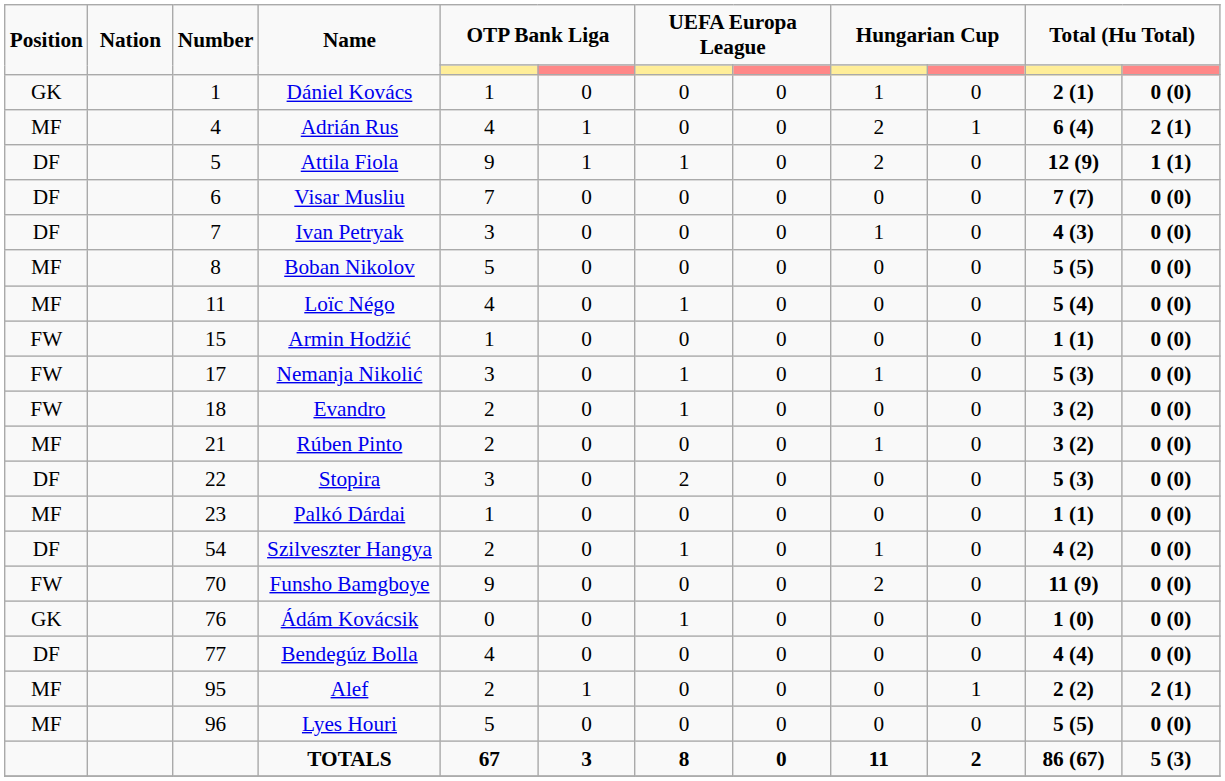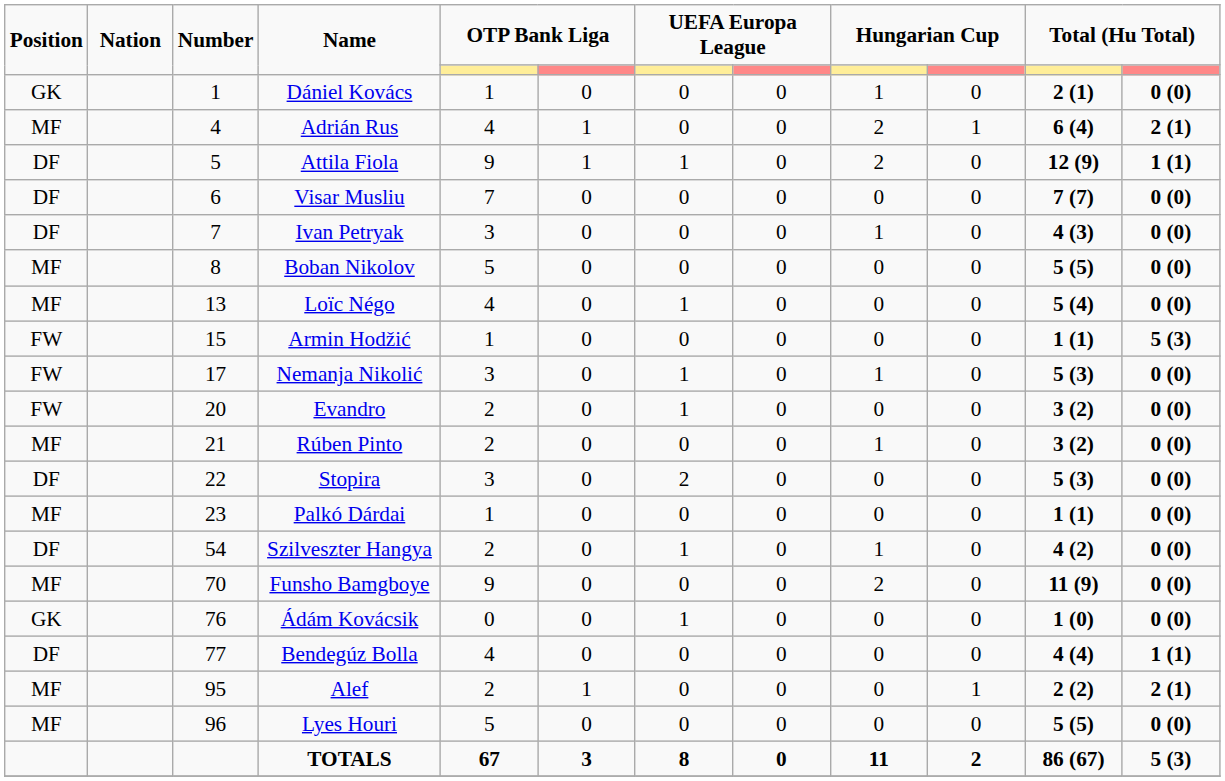(216, 302) 11 -> (216, 302) 13
(1171, 338) 0 (0) -> (1171, 338) 5 (3)
(216, 408) 18 -> (216, 408) 20
(46, 583) FW -> (46, 583) MF
(1171, 653) 0 (0) -> (1171, 653) 1 (1)
